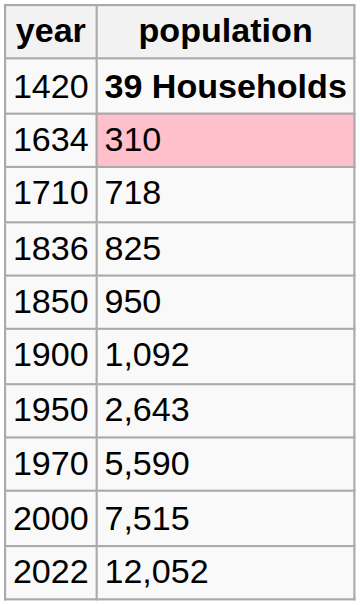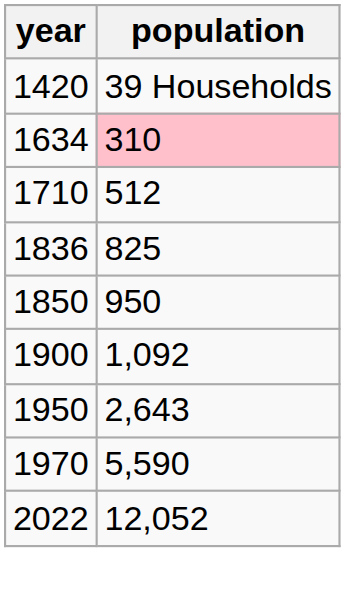(226, 85) bold -> (218, 85) normal
(133, 193) 718 -> (133, 193) 512
- row: (51, 517)
